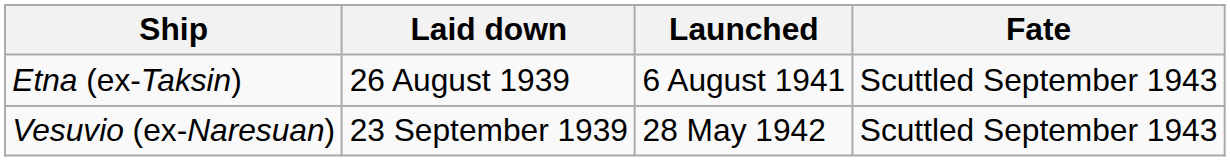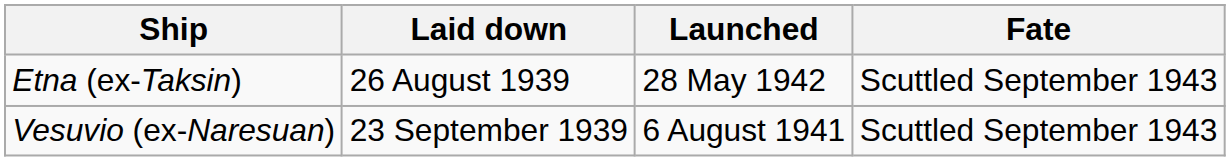(744, 79) 6 August 1941 -> (734, 79) 28 May 1942
(734, 130) 28 May 1942 -> (744, 130) 6 August 1941
